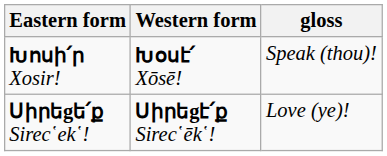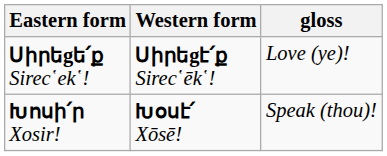rows swapped: (47, 66) <-> (57, 122)
